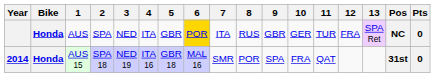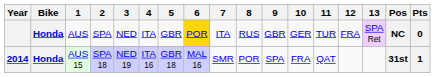(420, 60) 0 -> (420, 60) 1
